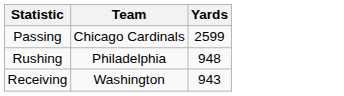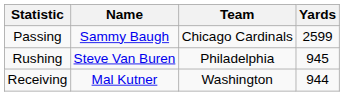+ column: (124, 15)
(209, 58) 948 -> (318, 58) 945
(209, 79) 943 -> (318, 79) 944
